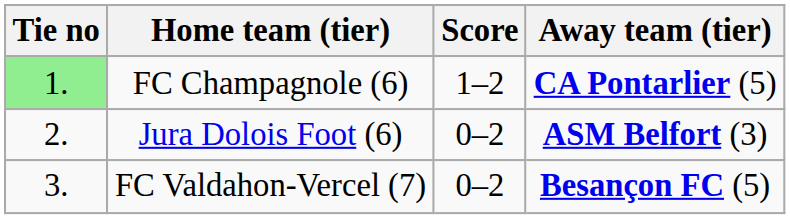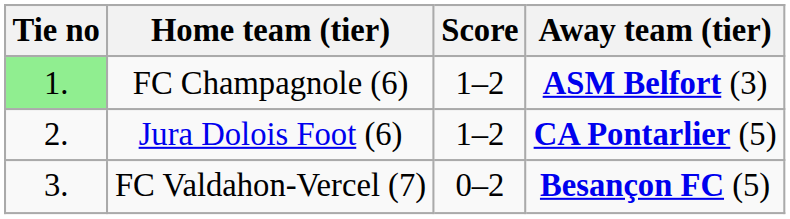(655, 82) CA Pontarlier (5) -> (655, 82) ASM Belfort (3)
(480, 133) 0–2 -> (480, 133) 1–2
(655, 133) ASM Belfort (3) -> (655, 133) CA Pontarlier (5)
